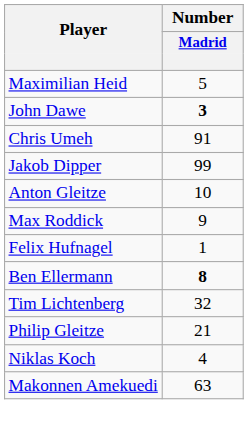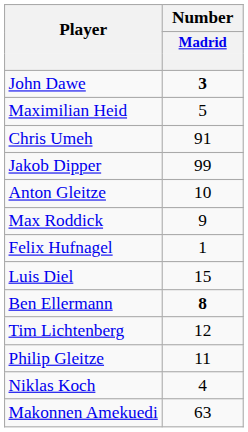rows swapped: (68, 83) <-> (47, 111)
+ row: (41, 275)
(203, 303) 32 -> (203, 330) 12
(203, 330) 21 -> (203, 357) 11
